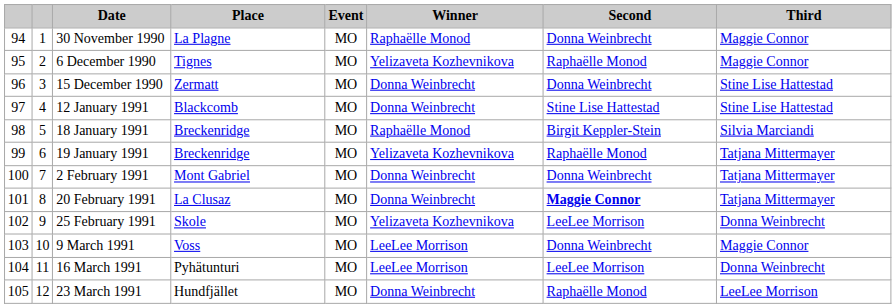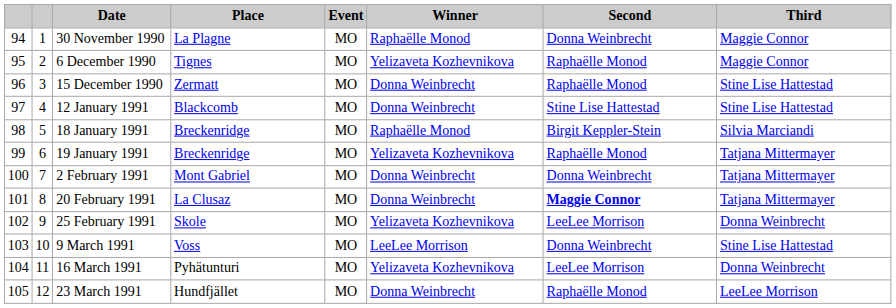(599, 84) Donna Weinbrecht -> (597, 84) Raphaëlle Monod
(764, 245) Maggie Connor -> (776, 245) Stine Lise Hattestad
(419, 268) LeeLee Morrison -> (442, 268) Yelizaveta Kozhevnikova
